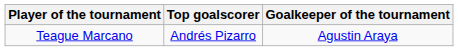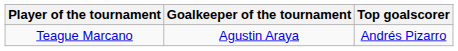columns swapped: (358, 14) <-> (213, 14)
